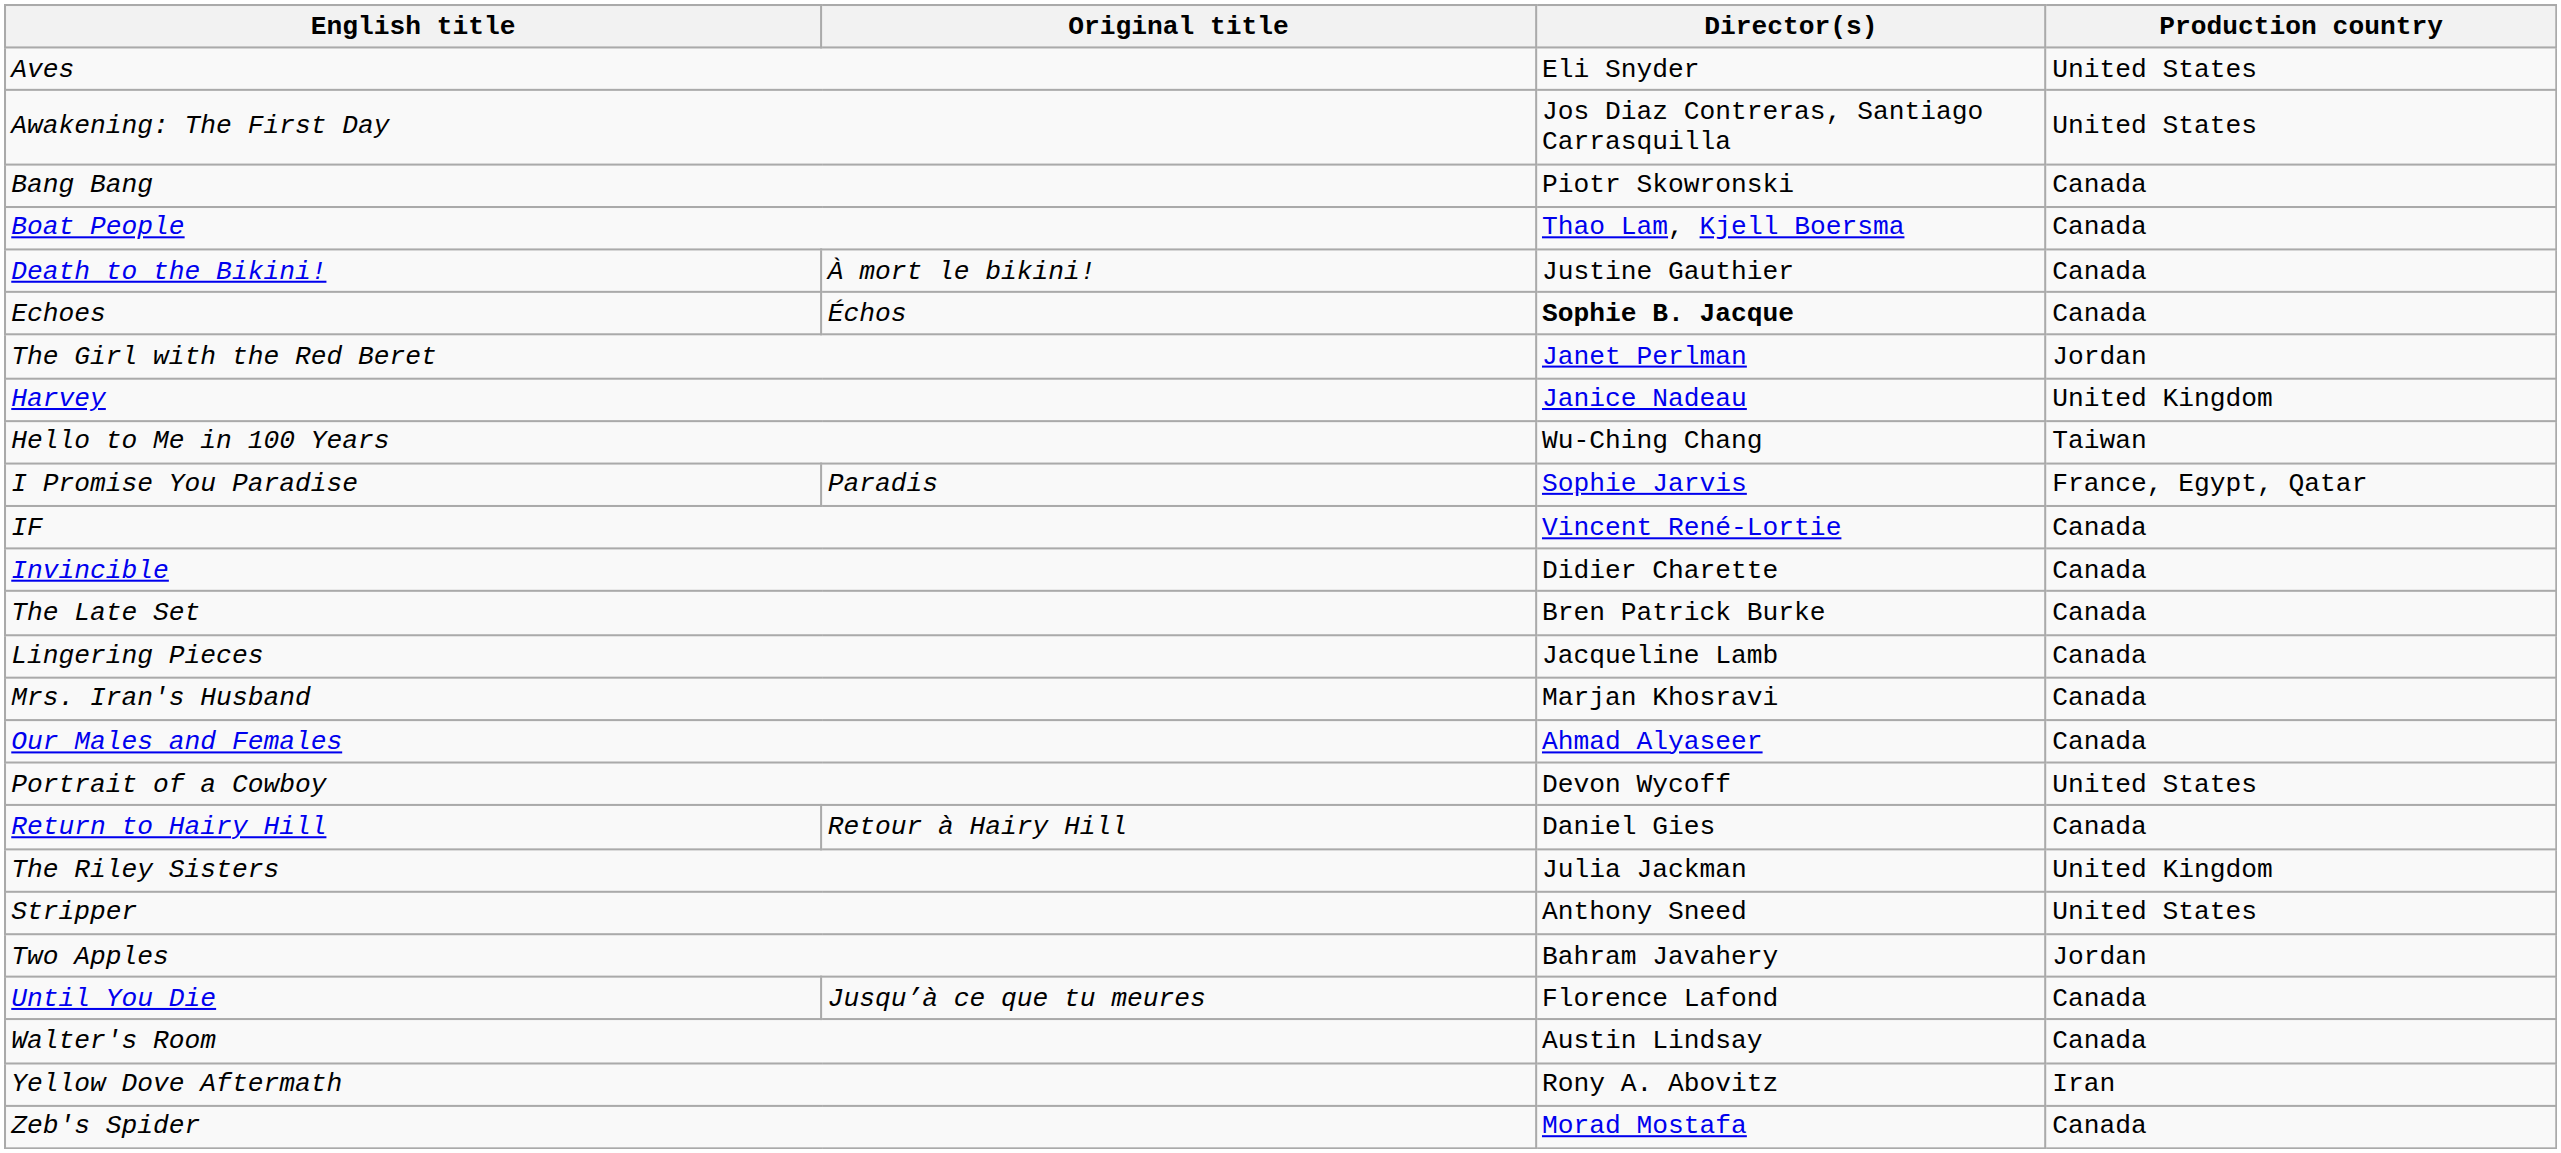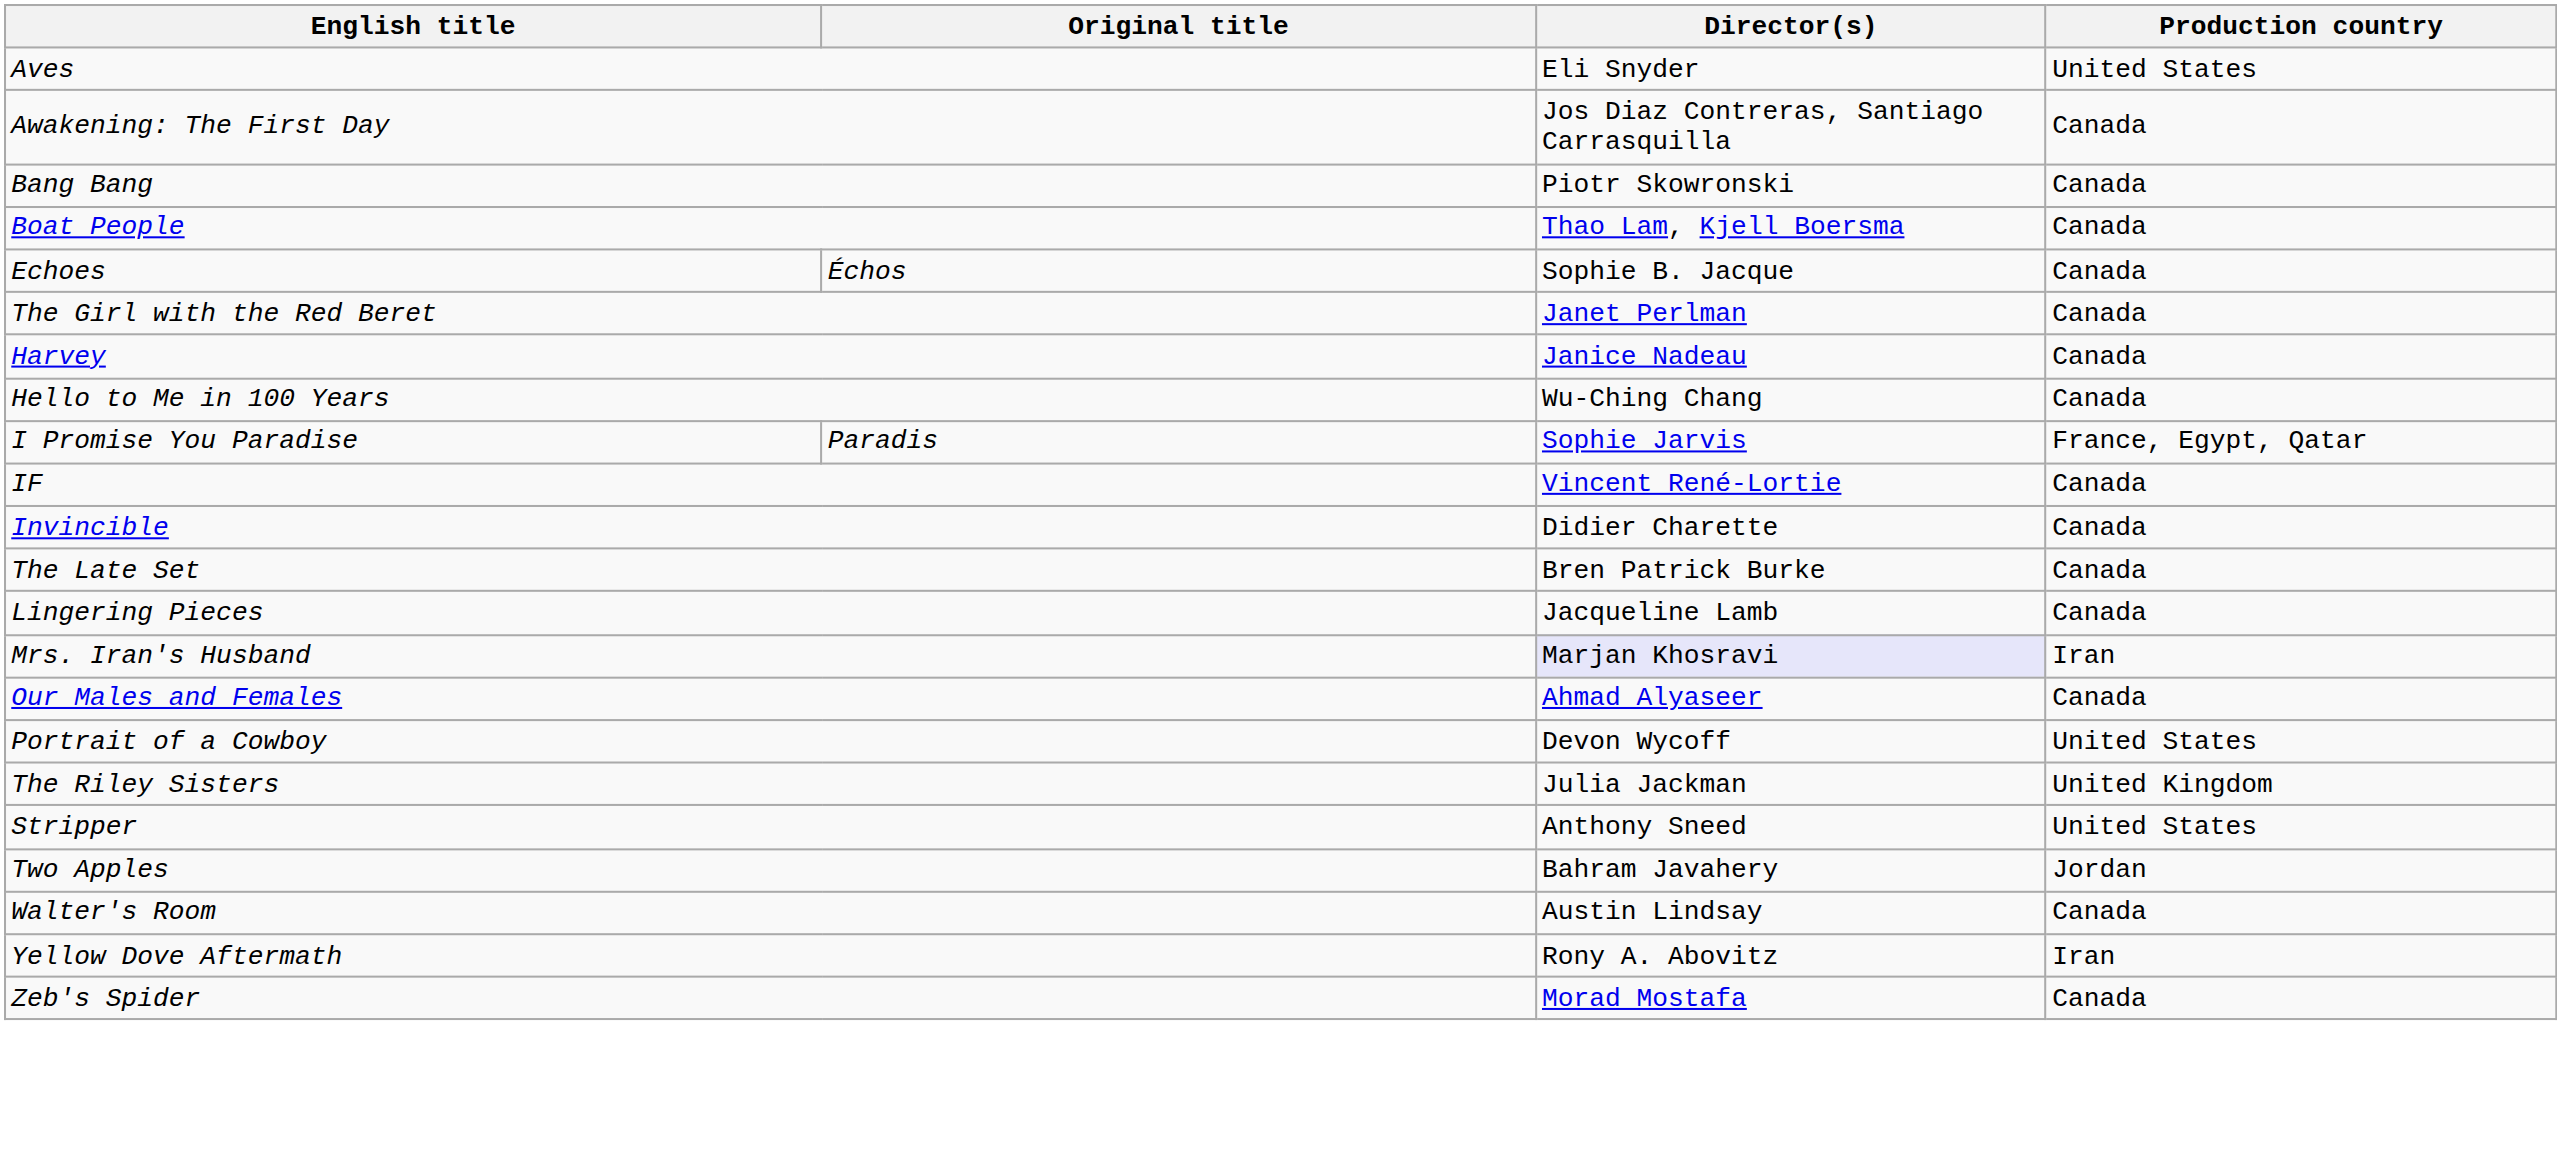(2155, 127) United States -> (2099, 127) Canada
- row: (169, 271)
(1668, 314) bold -> (1668, 271) normal
(2099, 356) Jordan -> (2099, 314) Canada
(2163, 399) United Kingdom -> (2099, 356) Canada
(2099, 442) Taiwan -> (2099, 399) Canada
(1660, 699) no background -> (1660, 656) lavender background
(2099, 699) Canada -> (2084, 656) Iran
- row: (169, 827)
- row: (114, 998)
